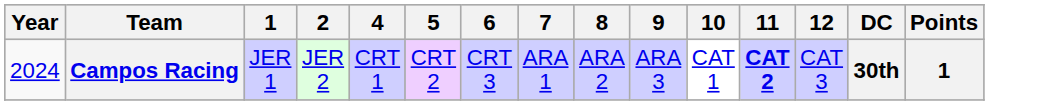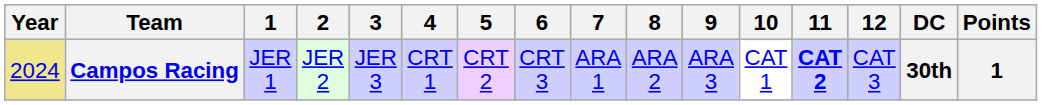+ column: (376, 22)
(35, 69) no background -> (35, 69) khaki background
